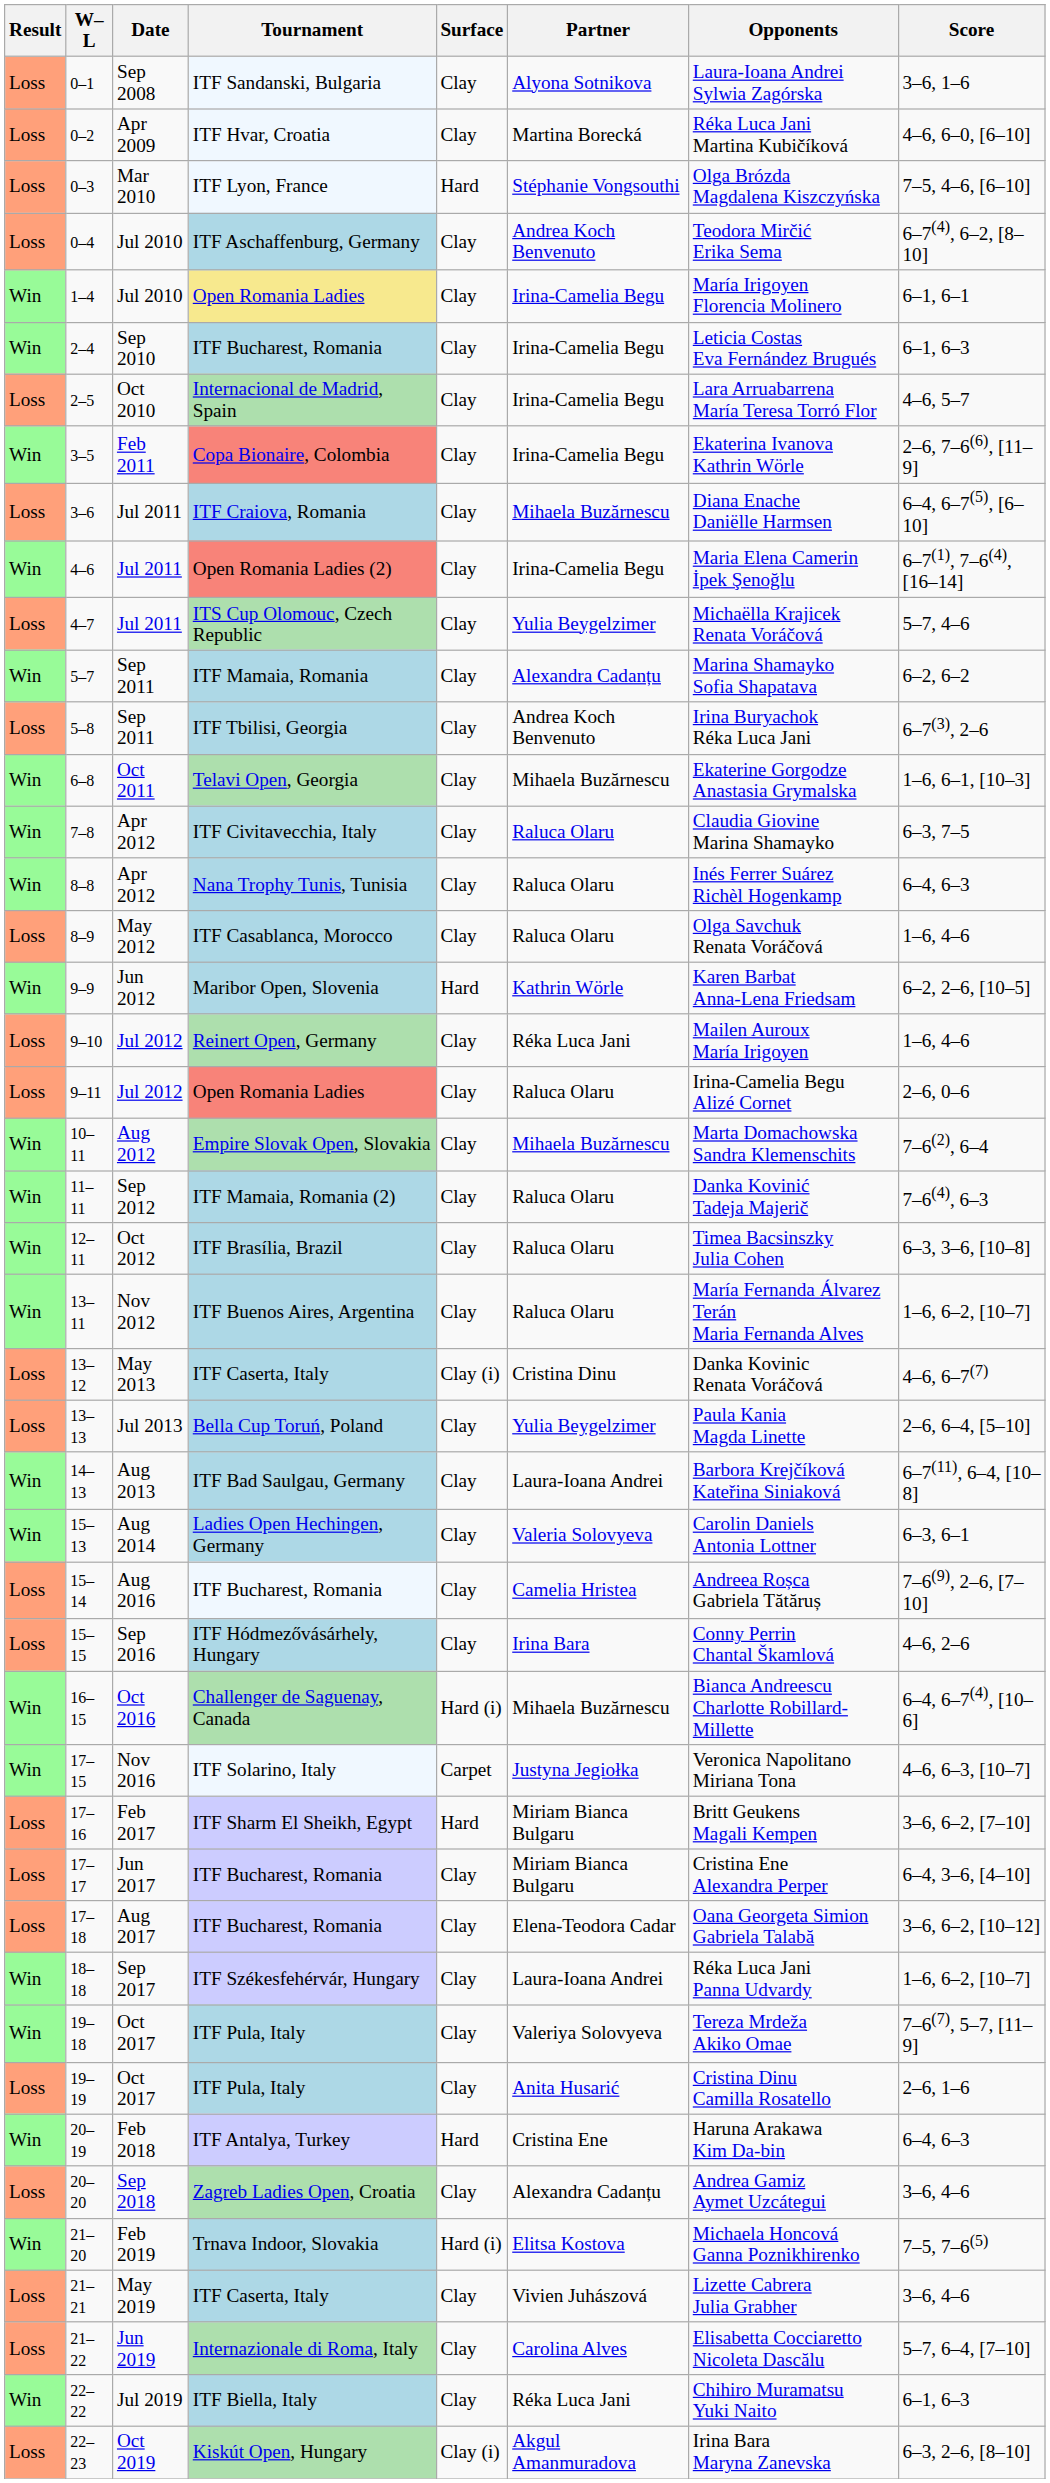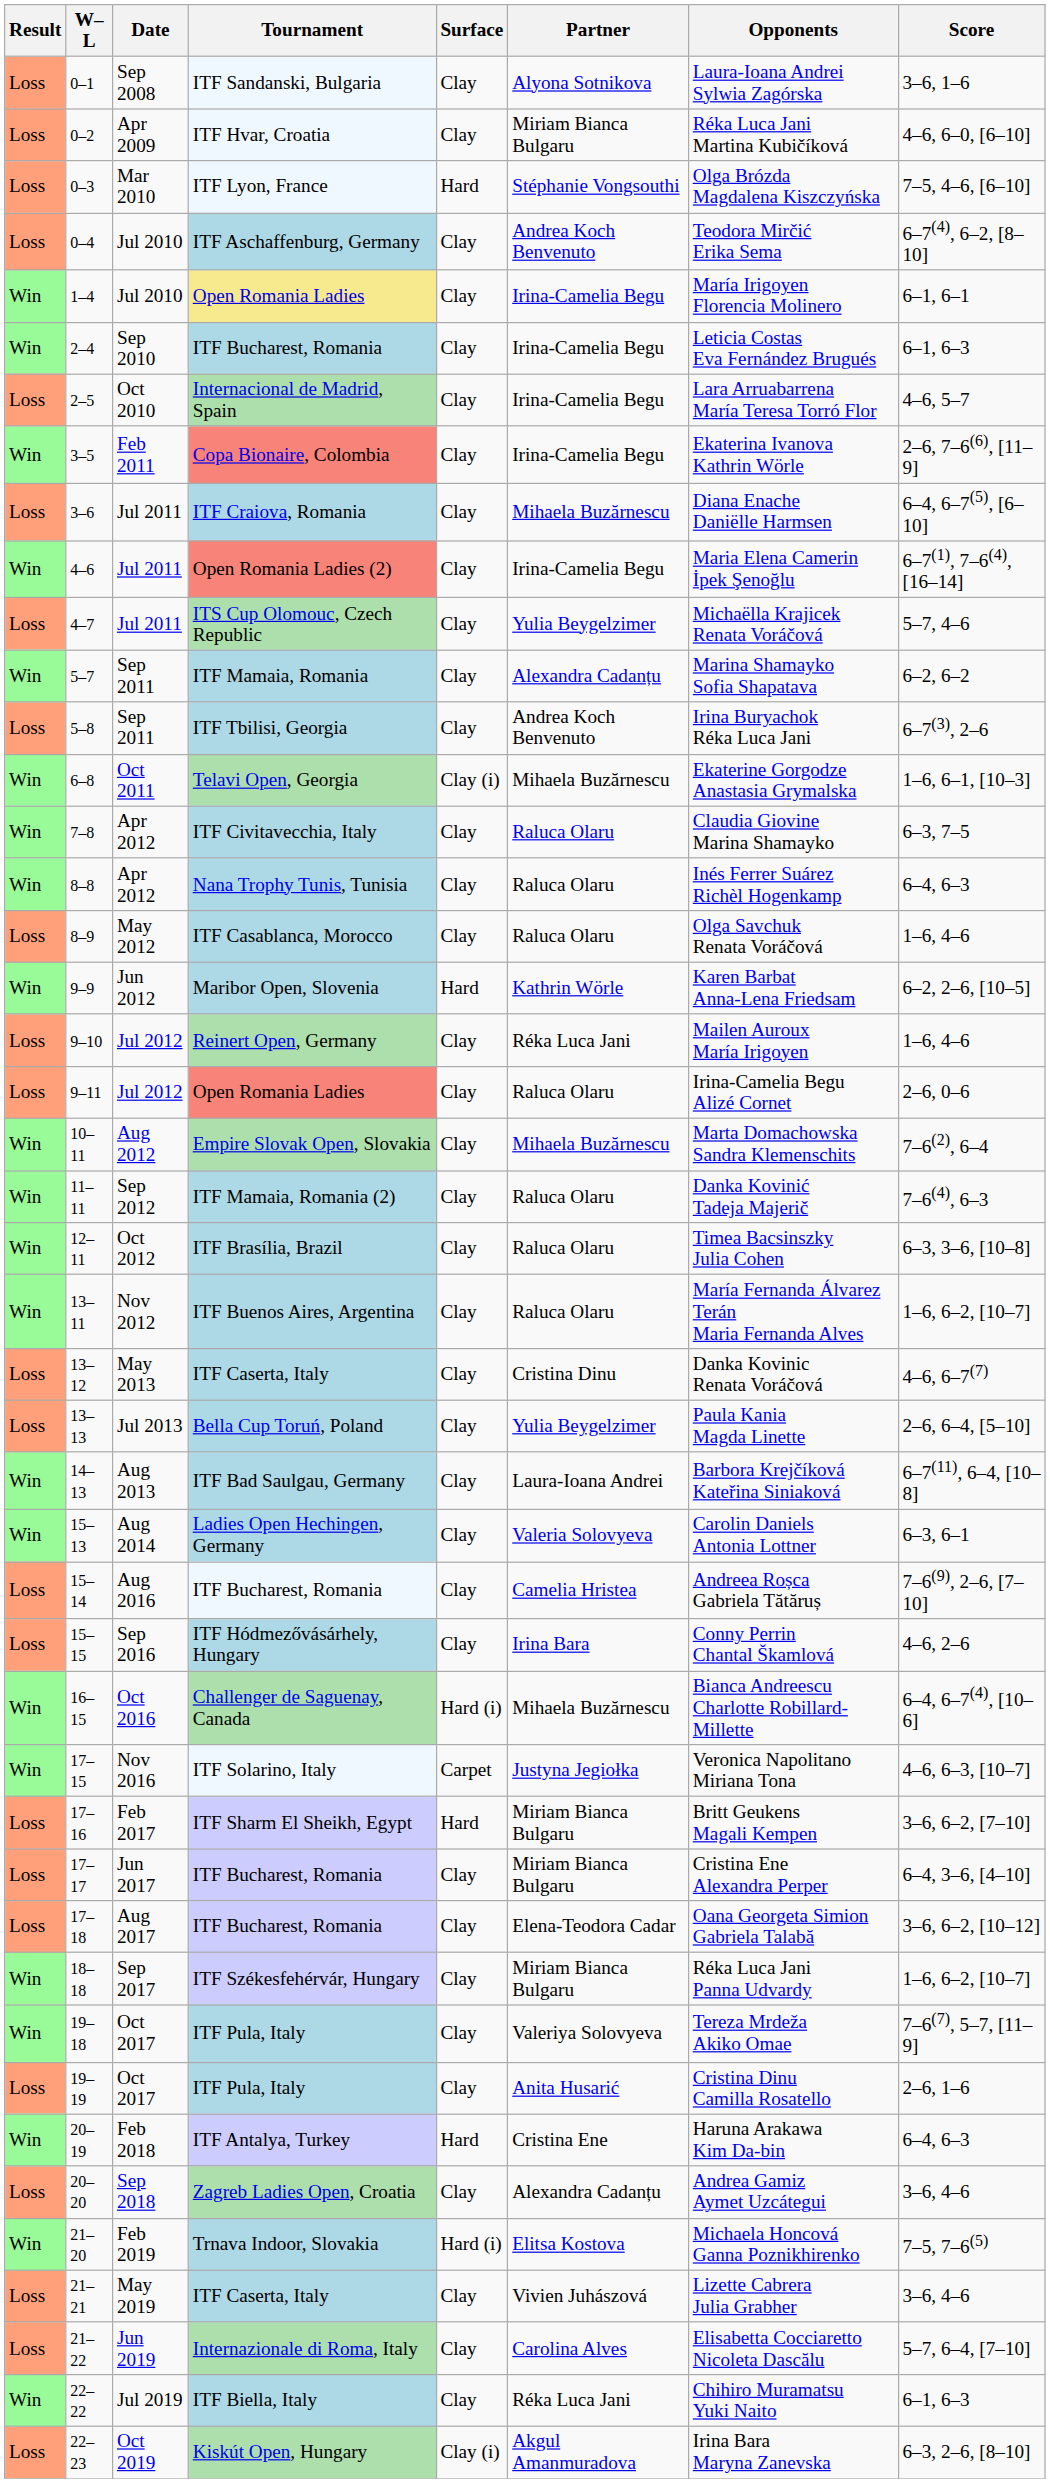(577, 134) Martina Borecká -> (570, 134) Miriam Bianca Bulgaru
(459, 780) Clay -> (470, 780) Clay (i)
(470, 1374) Clay (i) -> (459, 1374) Clay
(588, 1978) Laura-Ioana Andrei -> (570, 1978) Miriam Bianca Bulgaru
